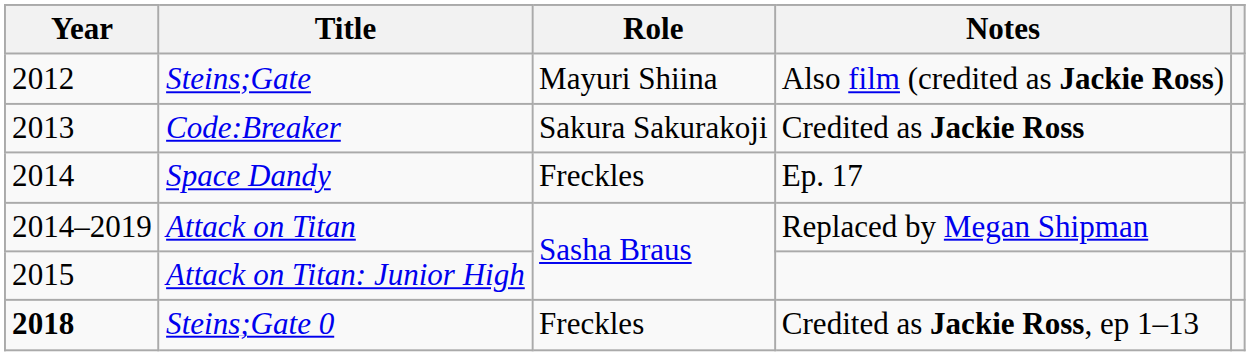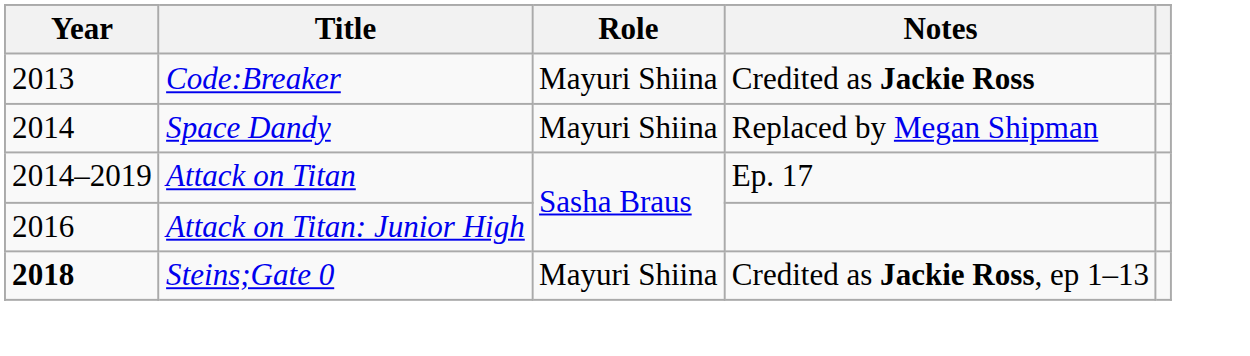- row: (239, 78)
(653, 127) Sakura Sakurakoji -> (628, 78) Mayuri Shiina
(592, 176) Freckles -> (628, 127) Mayuri Shiina
(822, 176) Ep. 17 -> (915, 127) Replaced by Megan Shipman
(965, 226) Replaced by Megan Shipman -> (772, 176) Ep. 17
(43, 275) 2015 -> (43, 226) 2016
(592, 324) Freckles -> (628, 275) Mayuri Shiina
